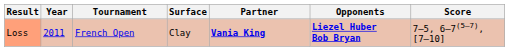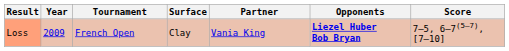(54, 33) 2011 -> (54, 33) 2009
(238, 33) bold -> (238, 33) normal
